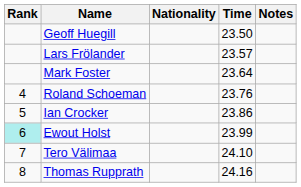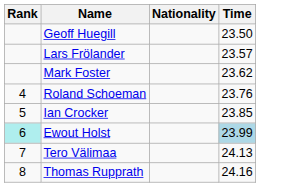- column: (276, 14)
(237, 73) 23.64 -> (237, 73) 23.62
(237, 113) 23.86 -> (237, 113) 23.85
(237, 133) no background -> (237, 133) lightblue background
(237, 152) 24.10 -> (237, 152) 24.13
